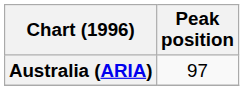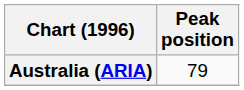(197, 70) 97 -> (197, 70) 79
